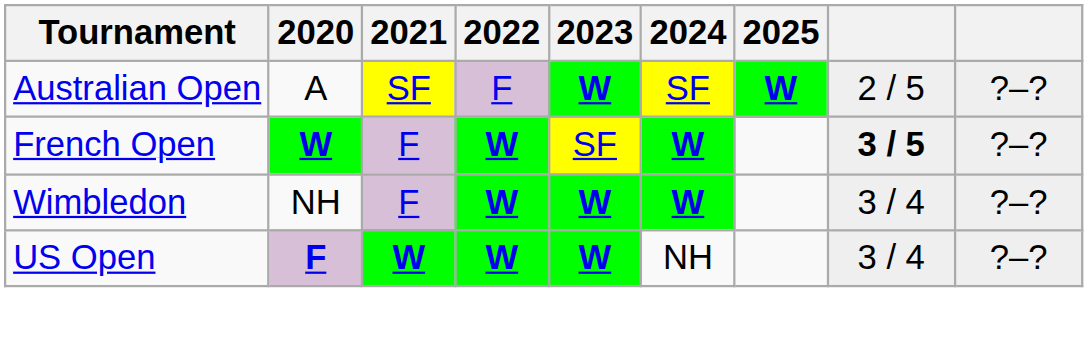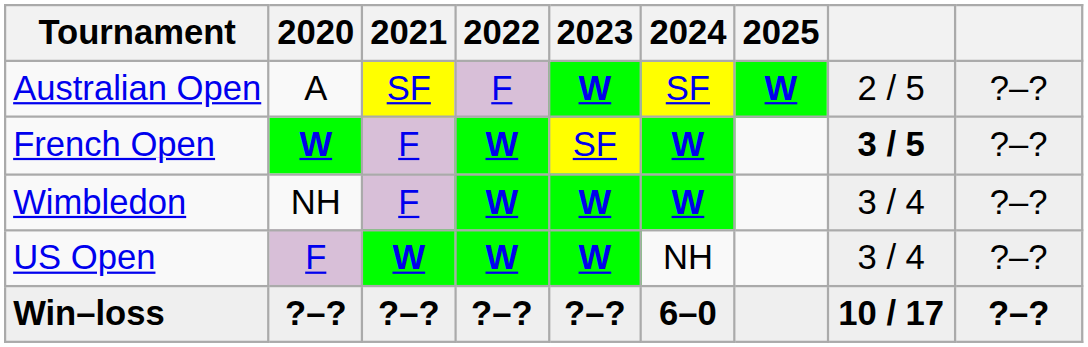(316, 256) bold -> (316, 256) normal
+ row: (89, 312)
